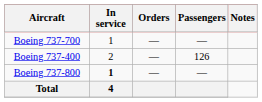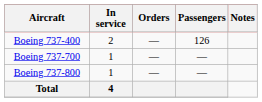rows swapped: (47, 56) <-> (47, 40)
(111, 72) bold -> (111, 72) normal
